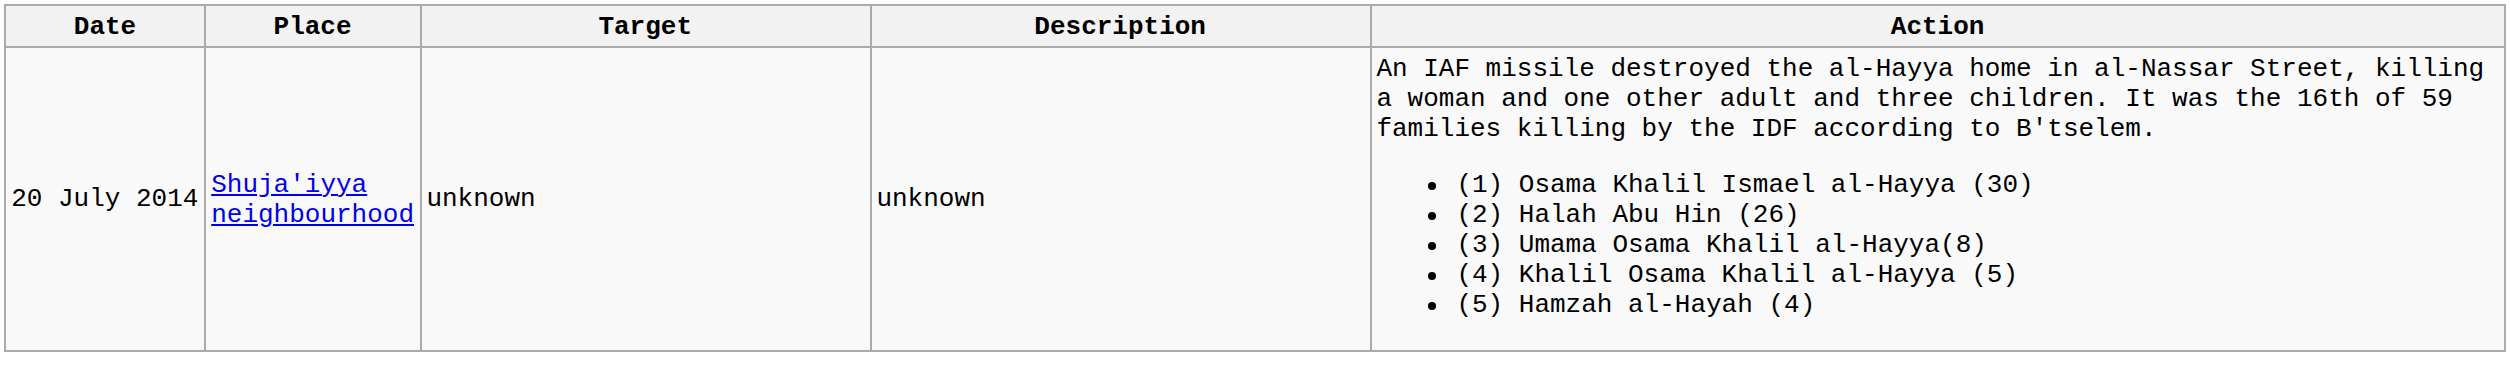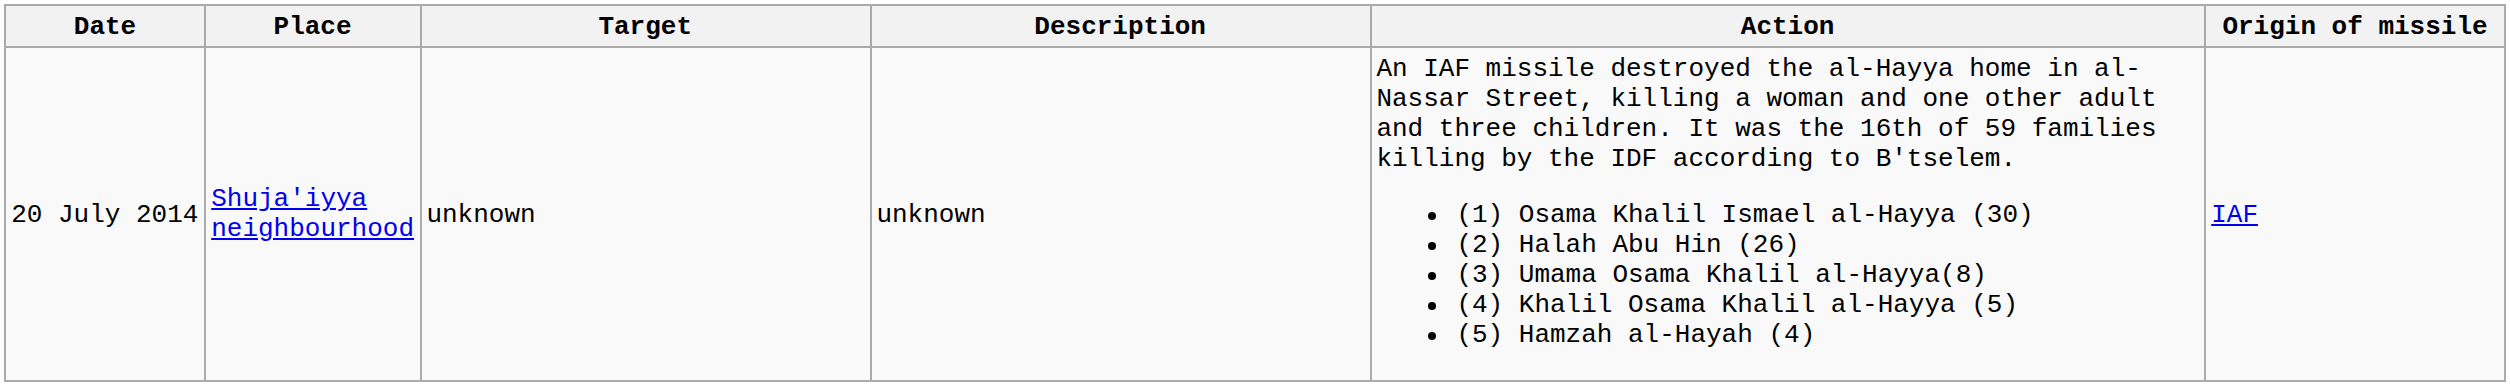+ column: (2355, 26)
